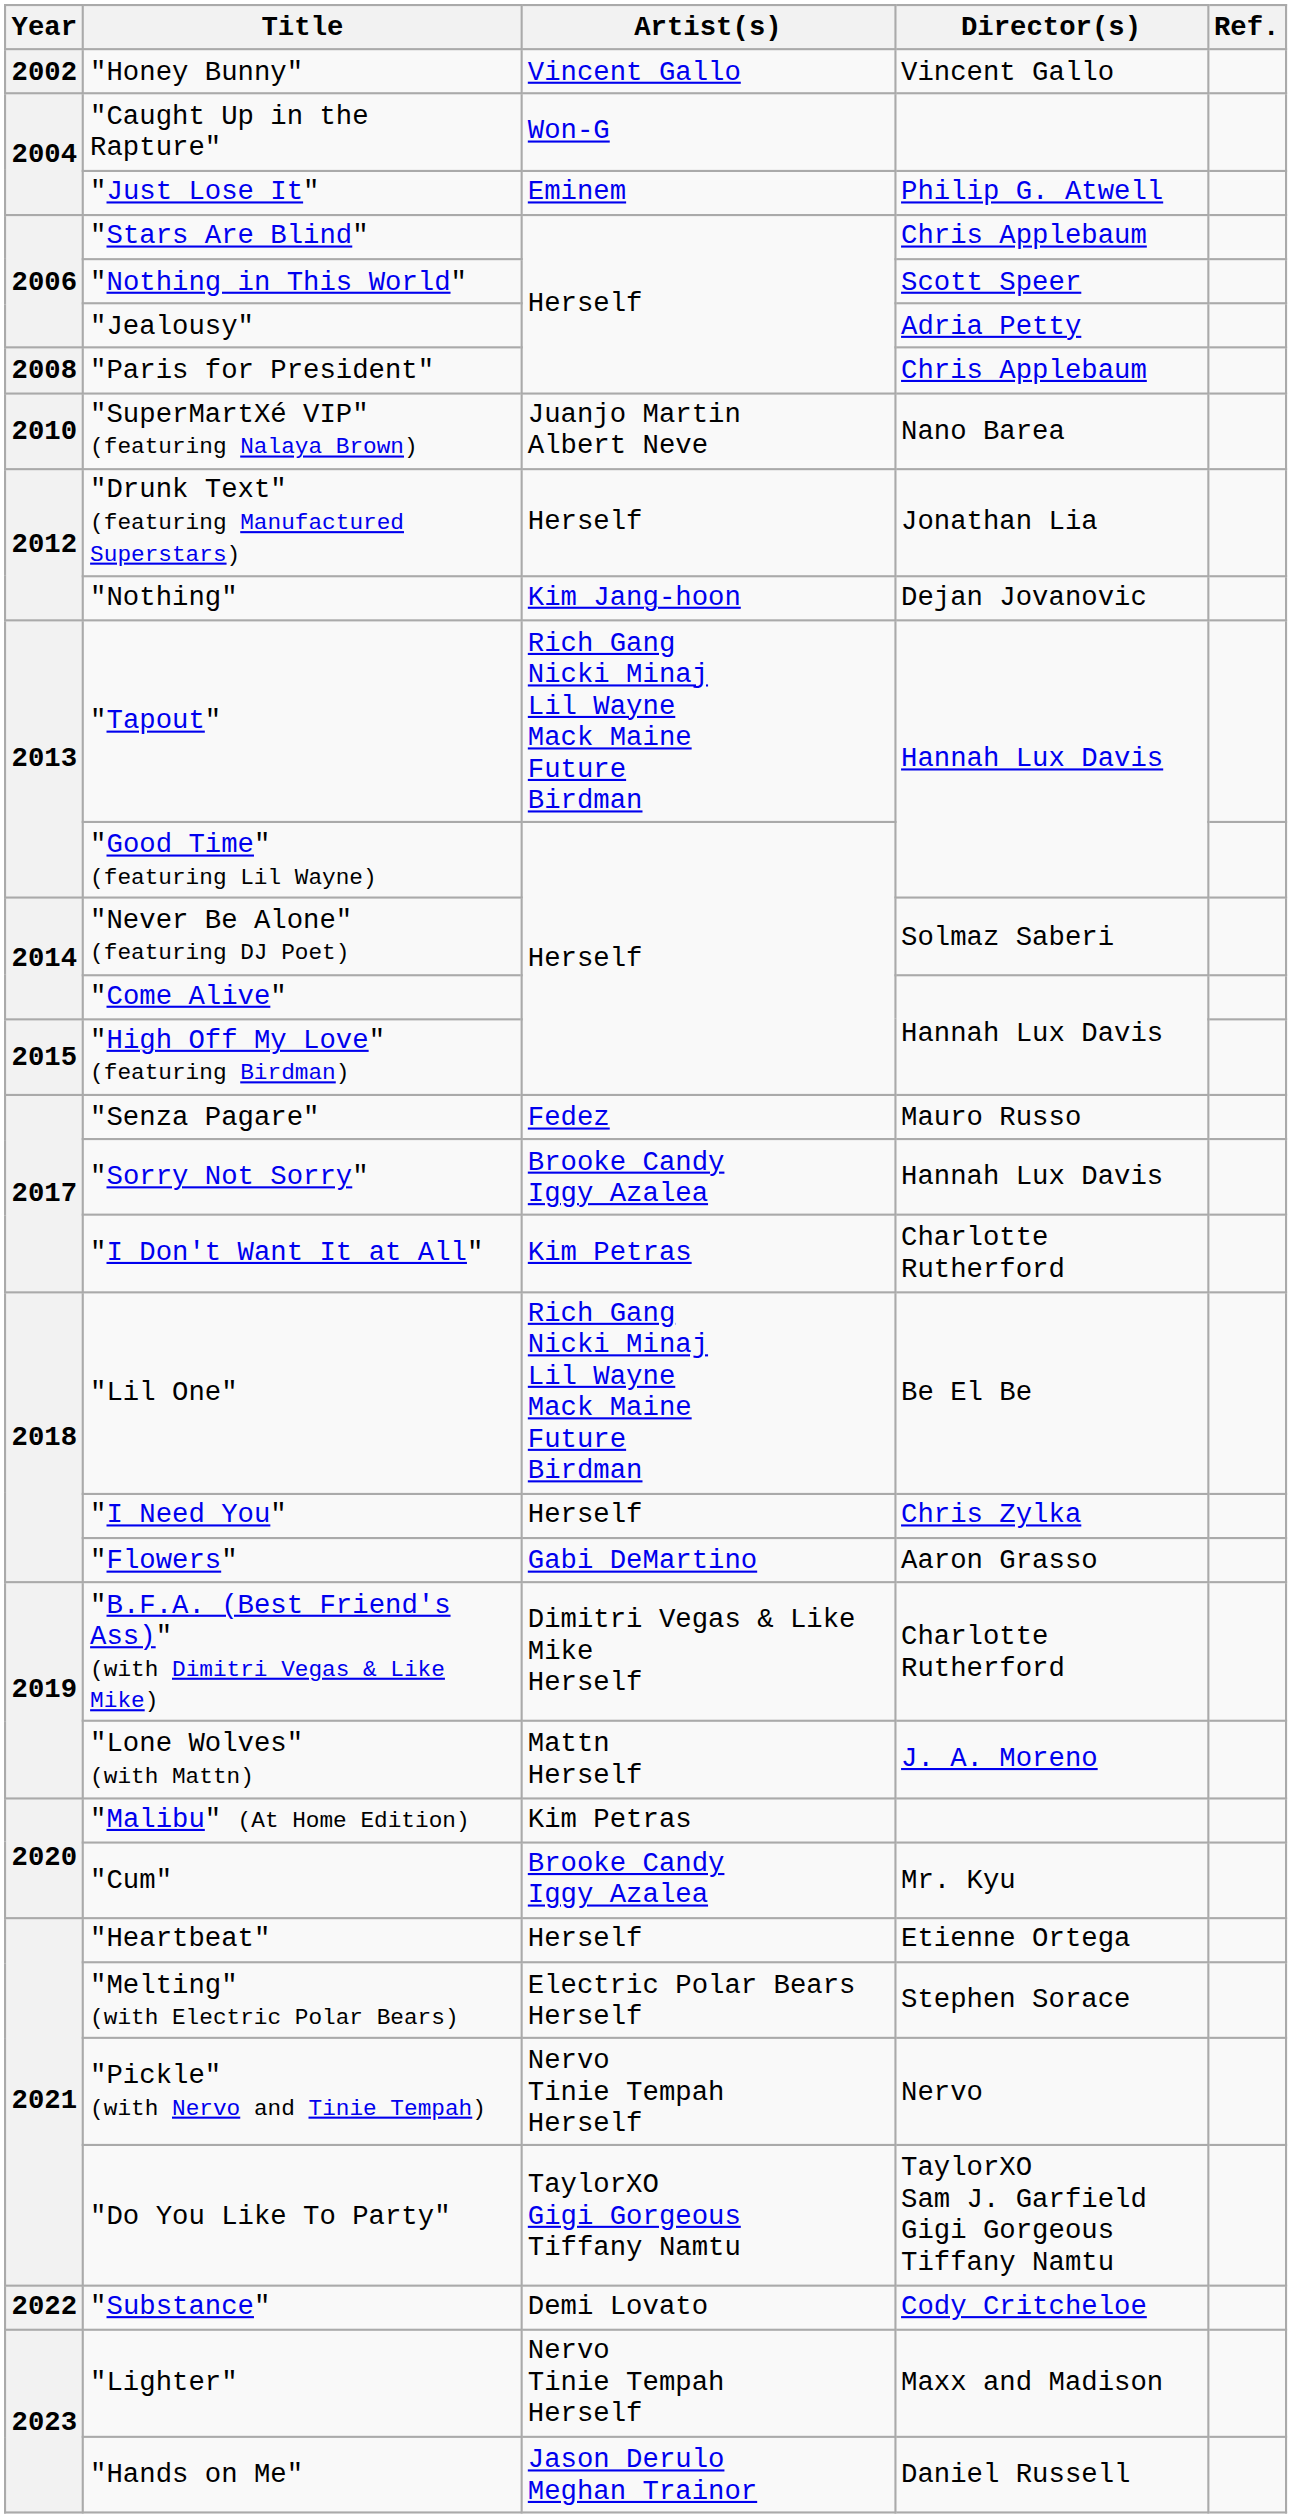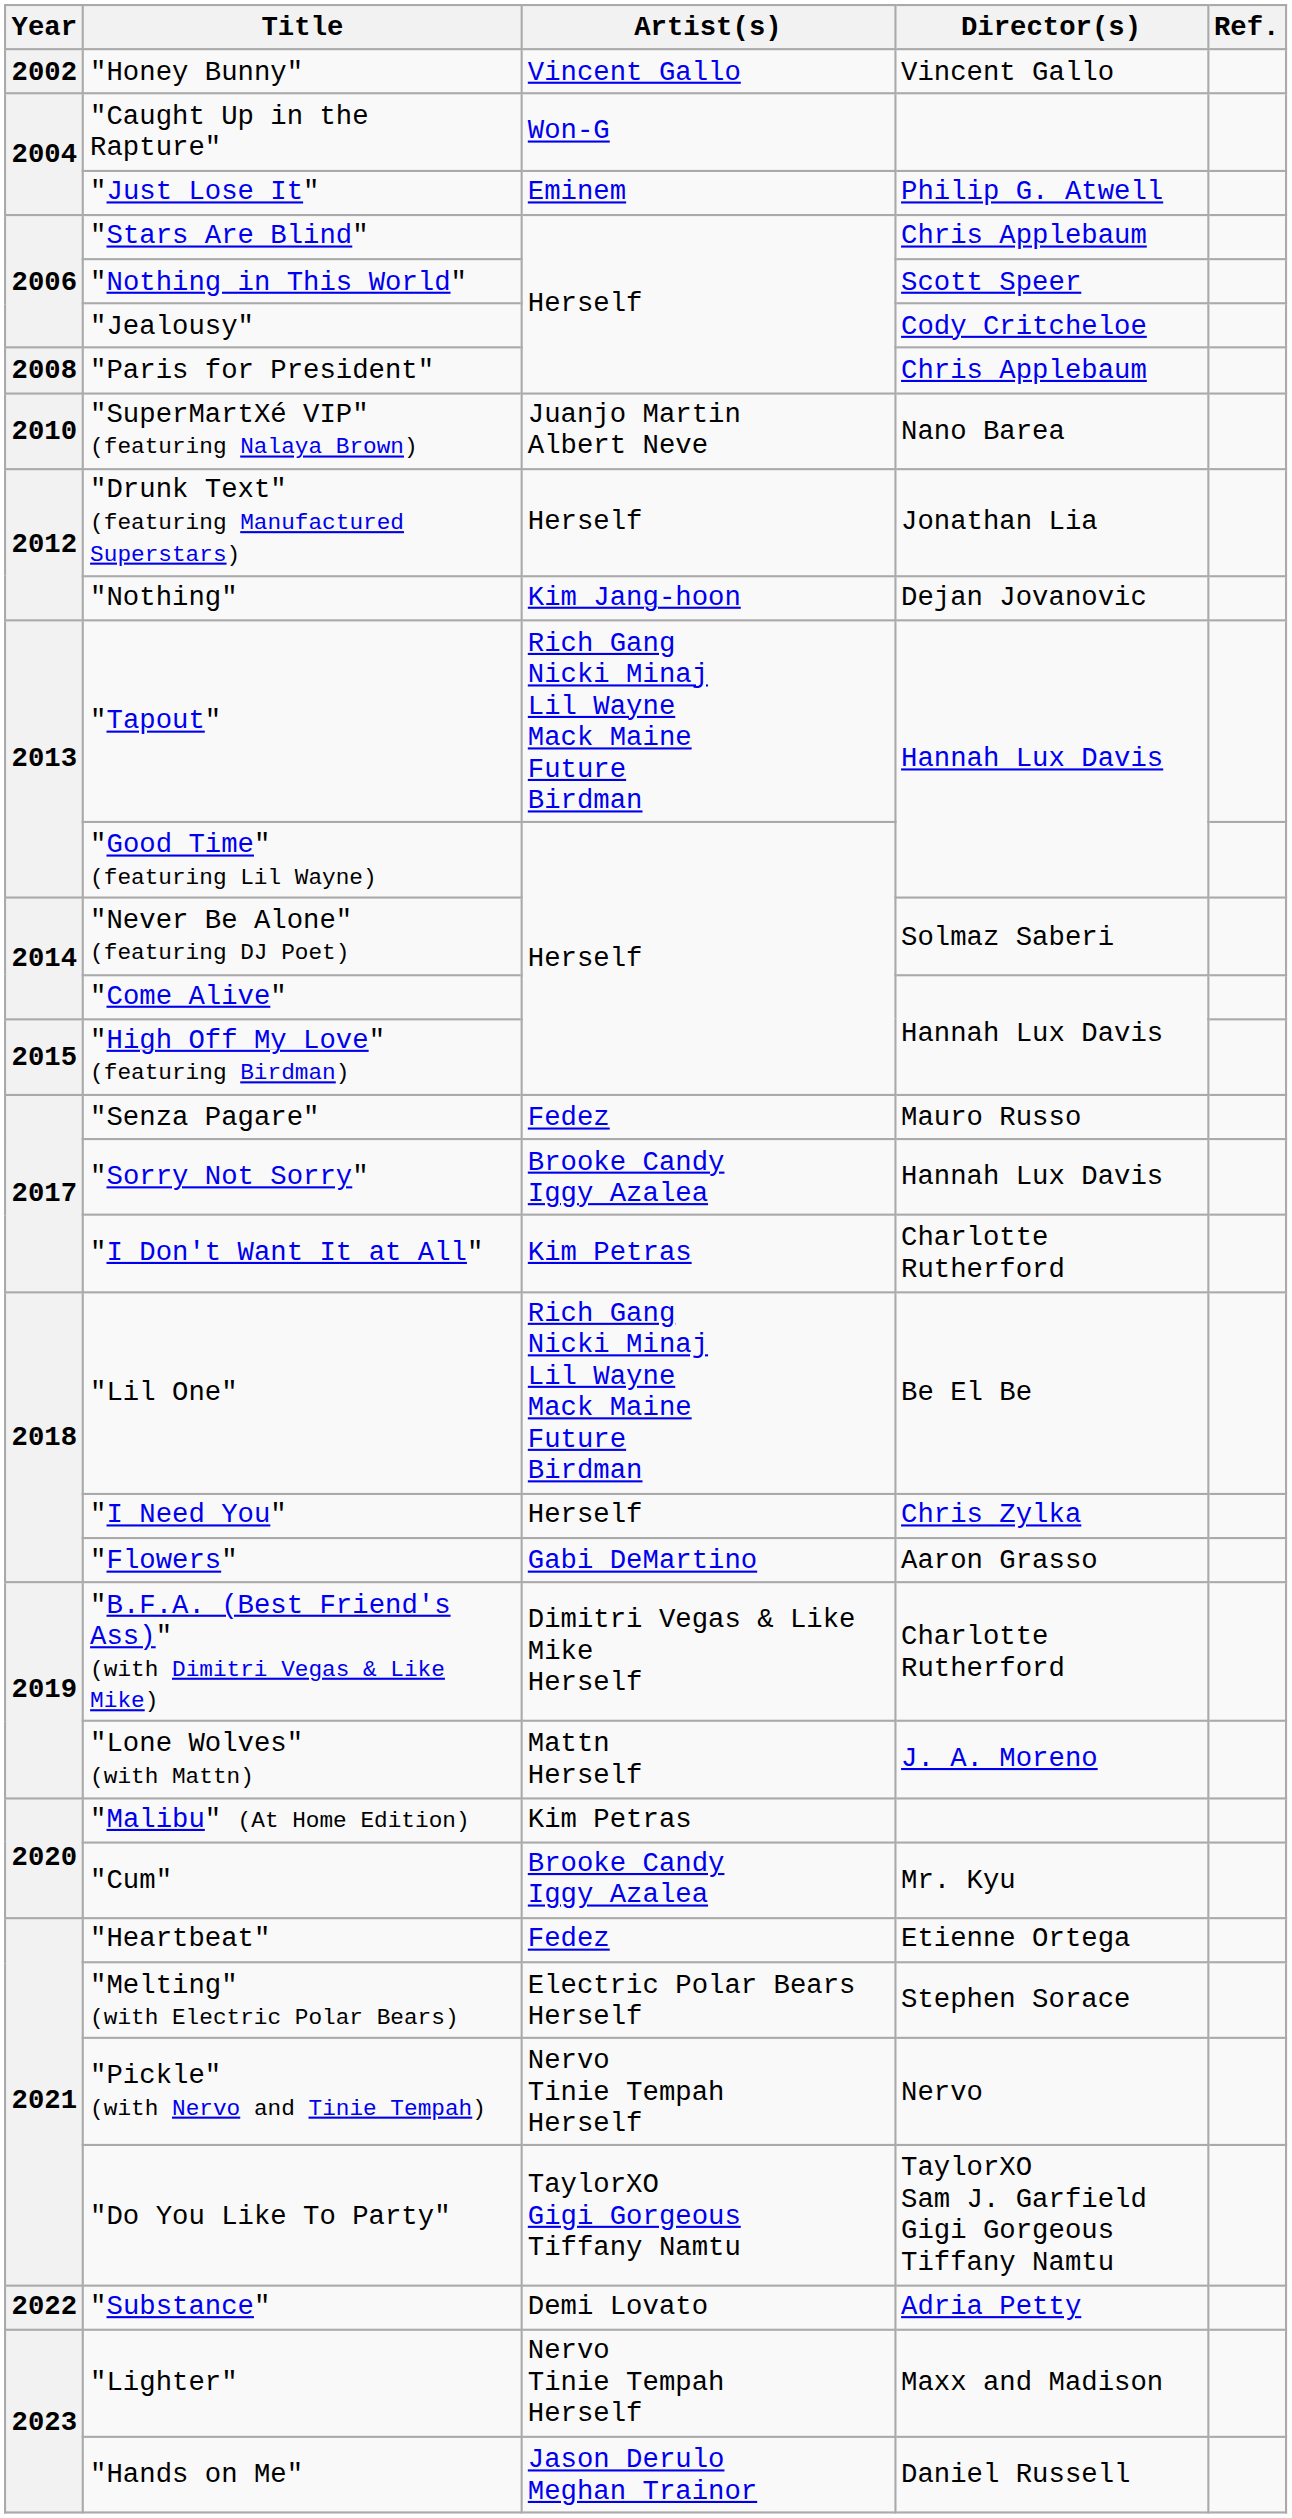(991, 326) Adria Petty -> (1024, 326) Cody Critcheloe
(585, 1940) Herself -> (569, 1940) Fedez
(1024, 2307) Cody Critcheloe -> (991, 2307) Adria Petty
